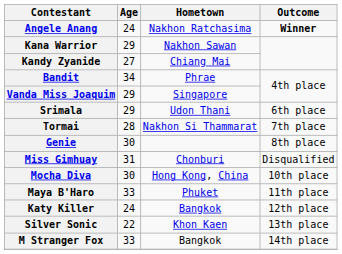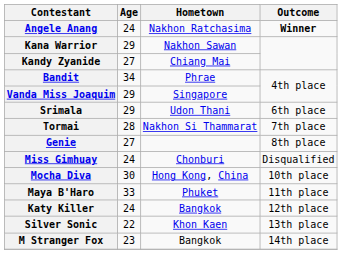(129, 143) 30 -> (129, 143) 27
(129, 159) 31 -> (129, 159) 24
(129, 241) 33 -> (129, 241) 23
